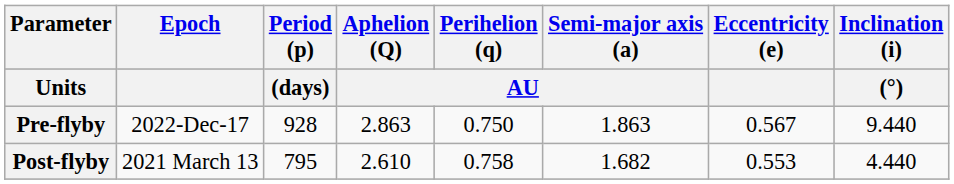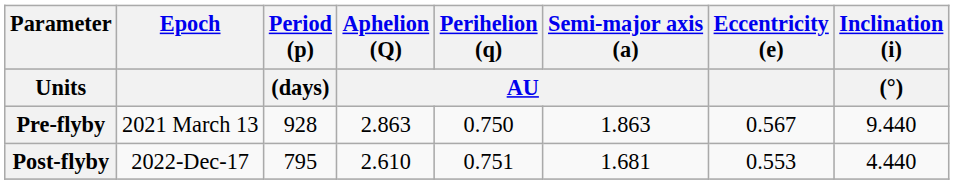(190, 124) 2022-Dec-17 -> (190, 124) 2021 March 13
(190, 160) 2021 March 13 -> (190, 160) 2022-Dec-17
(489, 160) 0.758 -> (489, 160) 0.751
(626, 160) 1.682 -> (626, 160) 1.681
